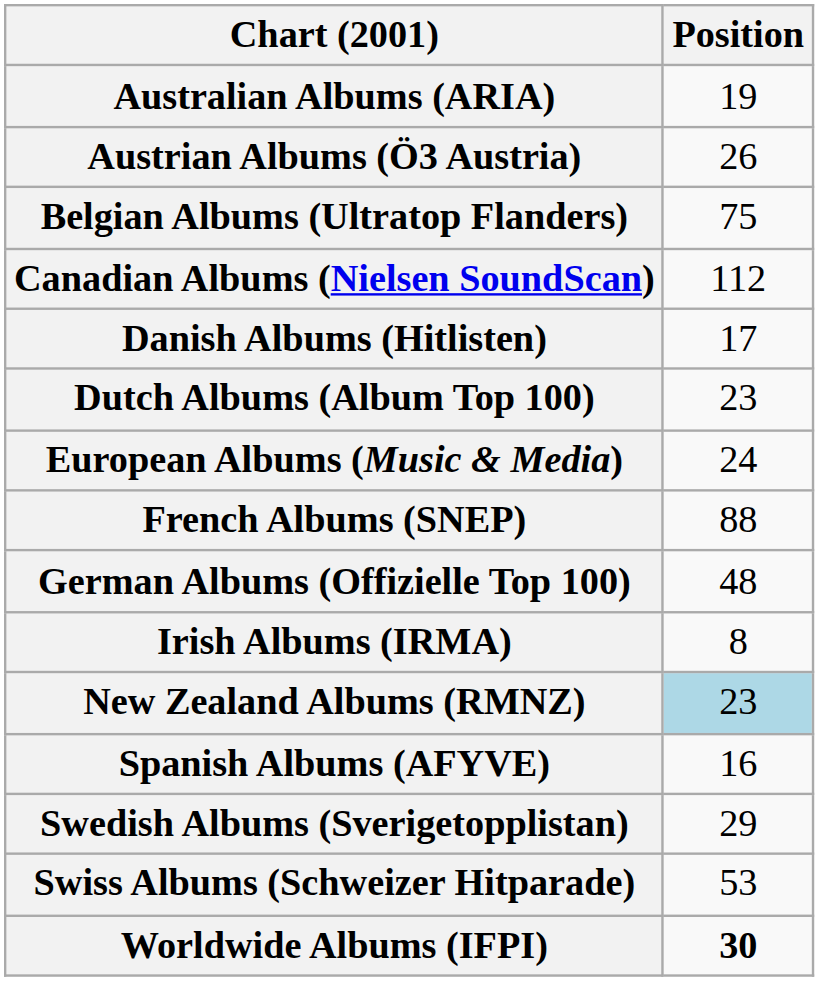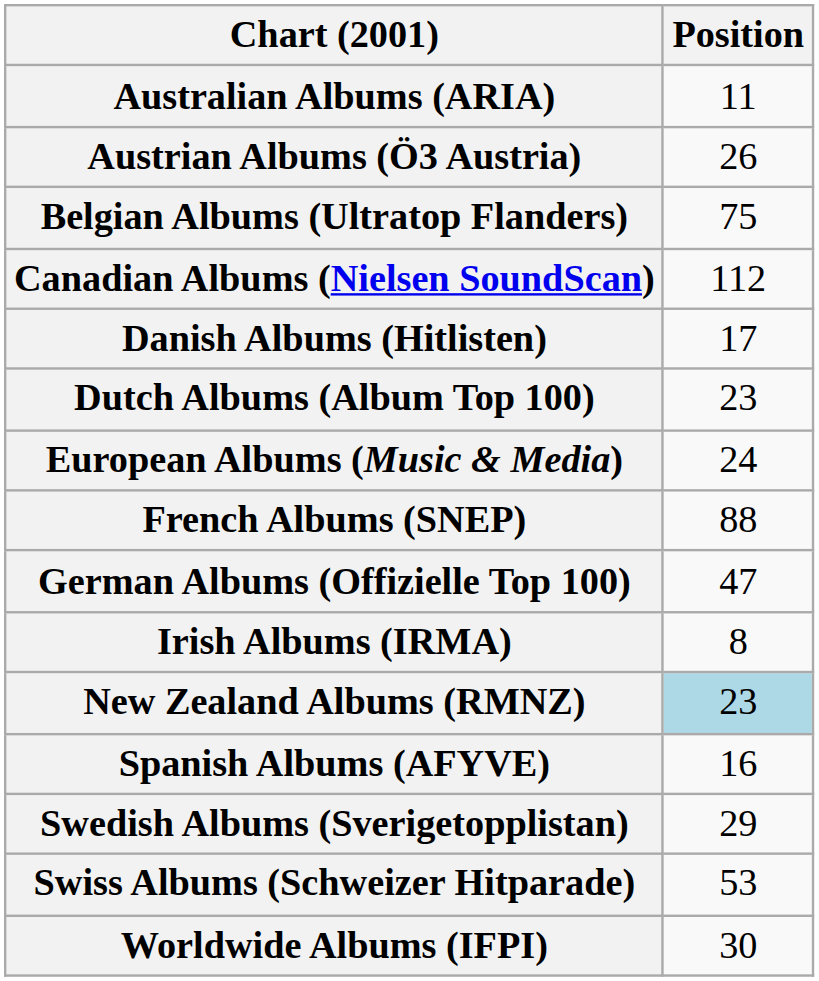(738, 95) 19 -> (738, 95) 11
(738, 580) 48 -> (738, 580) 47
(738, 944) bold -> (738, 944) normal
